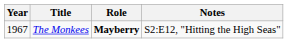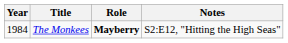(17, 29) 1967 -> (17, 29) 1984
